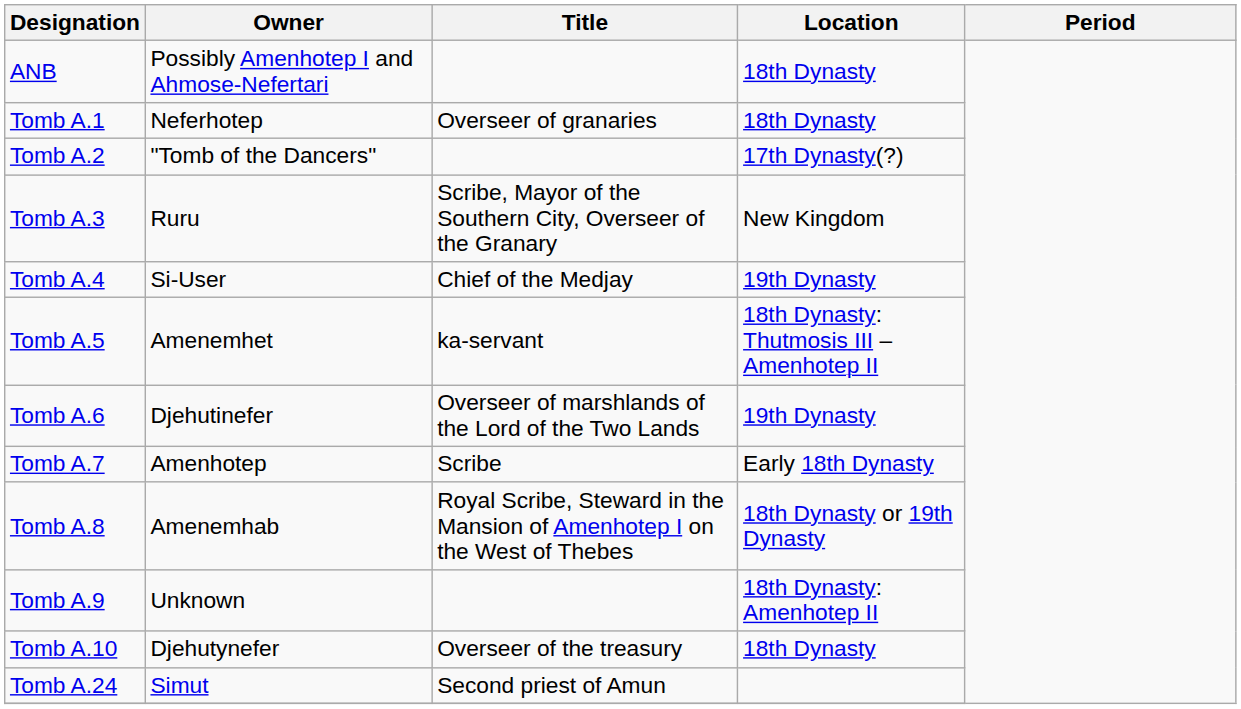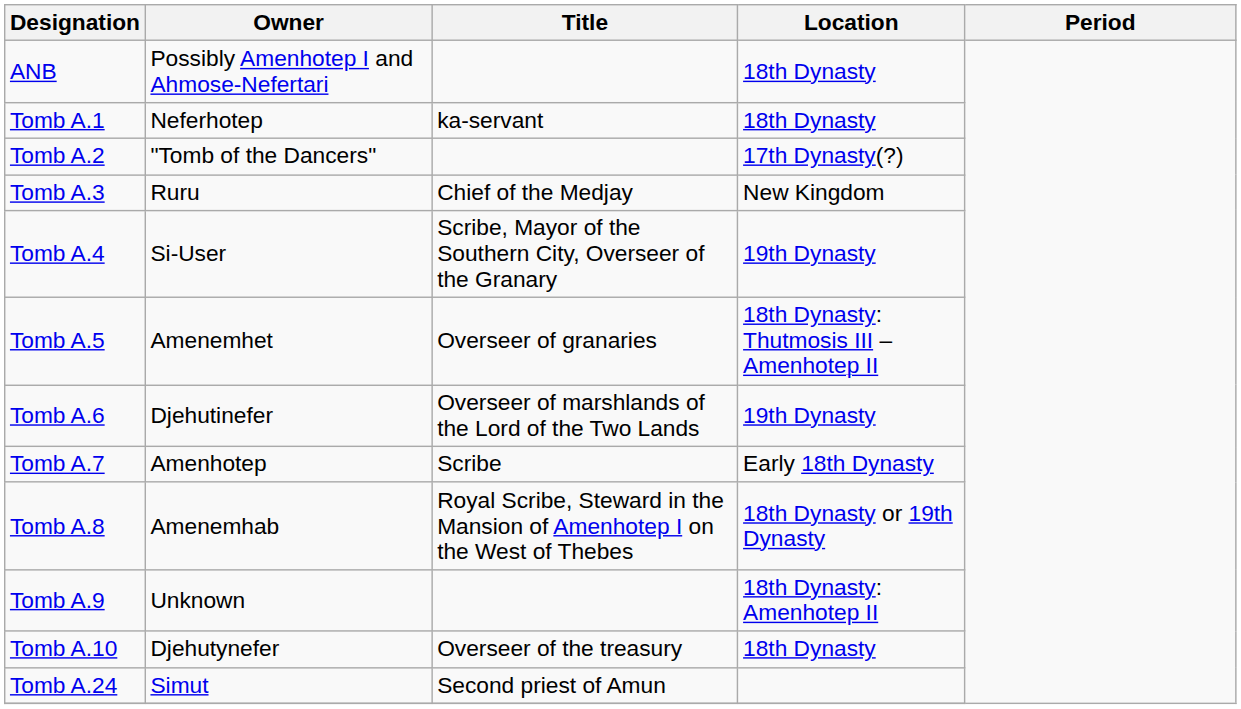(547, 120) Overseer of granaries -> (490, 120) ka-servant
(571, 217) Scribe, Mayor of the Southern City, Overseer of the Granary -> (535, 192) Chief of the Medjay
(535, 279) Chief of the Medjay -> (571, 253) Scribe, Mayor of the Southern City, Overseer of the Granary
(490, 340) ka-servant -> (547, 340) Overseer of granaries
